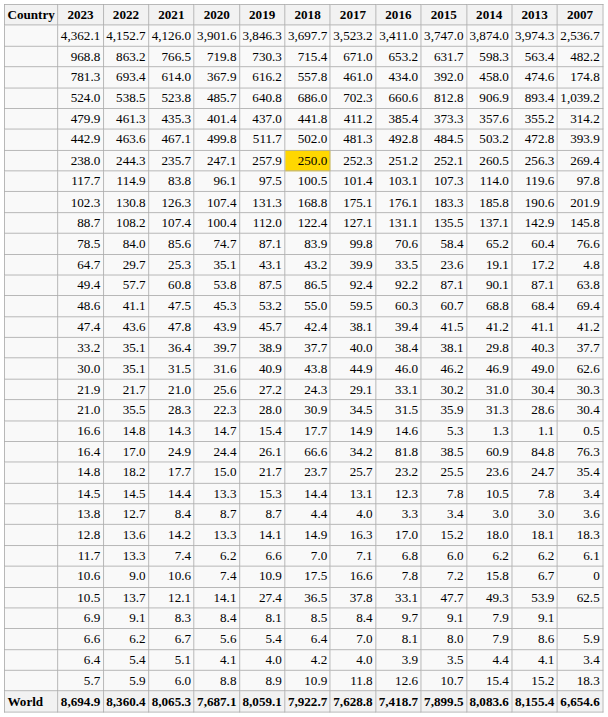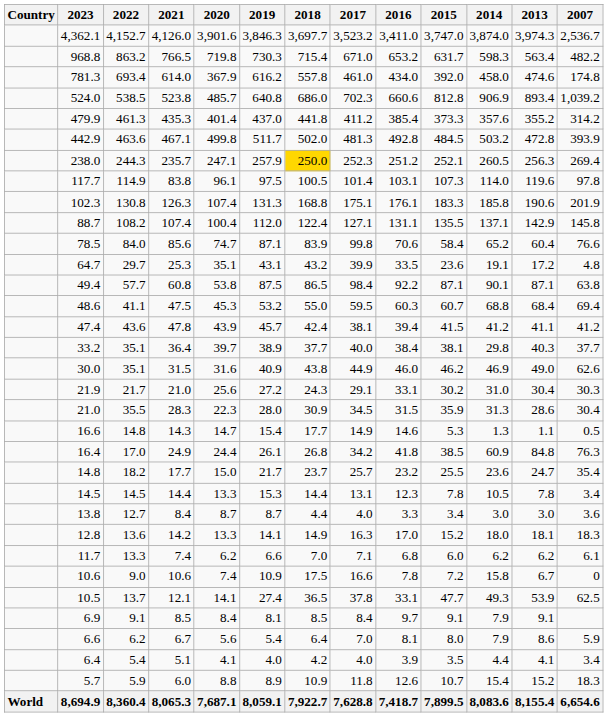(361, 285) 92.4 -> (361, 285) 98.4
(316, 451) 66.6 -> (316, 451) 26.8
(407, 451) 81.8 -> (407, 451) 41.8
(183, 618) 8.3 -> (183, 618) 8.5
